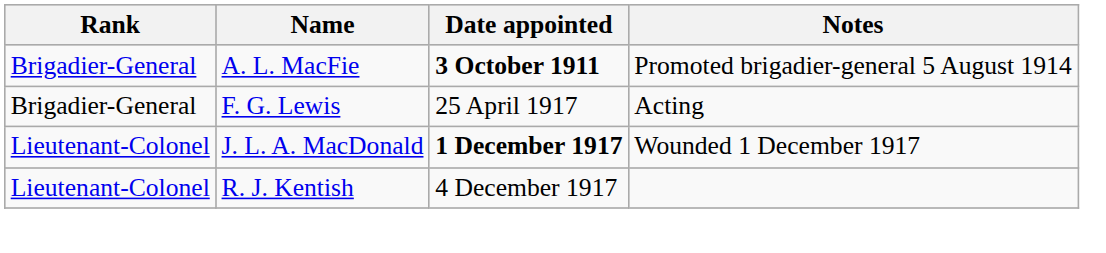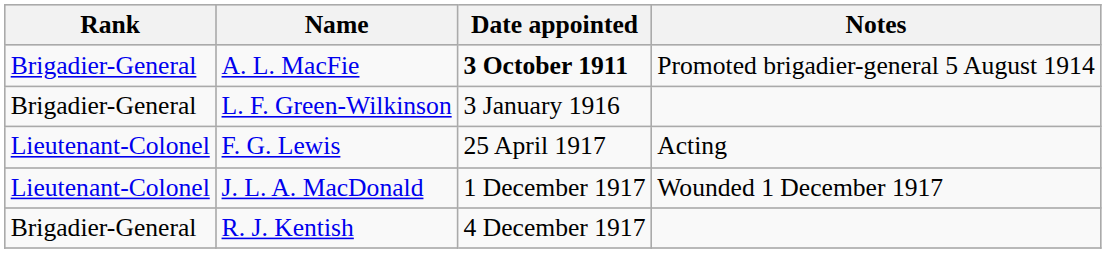+ row: (337, 106)
(104, 106) Brigadier-General -> (110, 146) Lieutenant-Colonel
(529, 146) bold -> (554, 187) normal
(110, 187) Lieutenant-Colonel -> (104, 227) Brigadier-General
